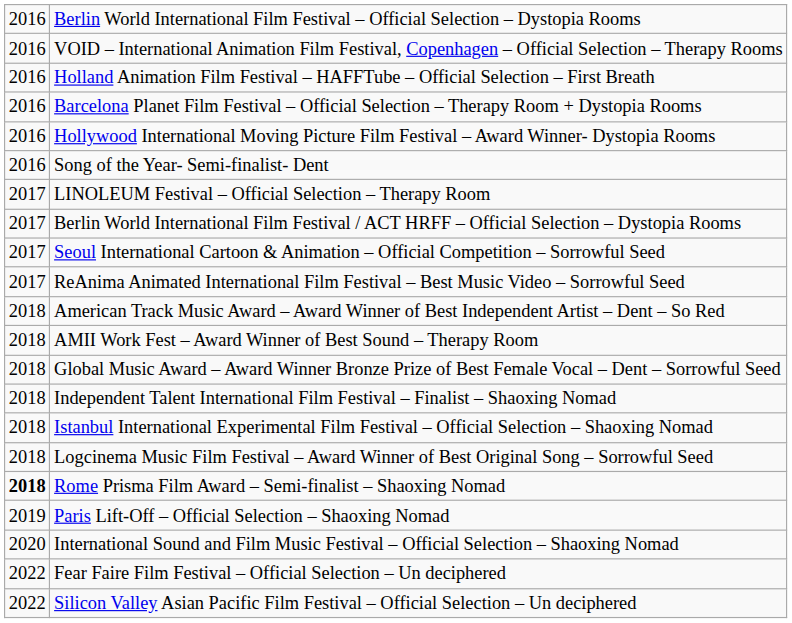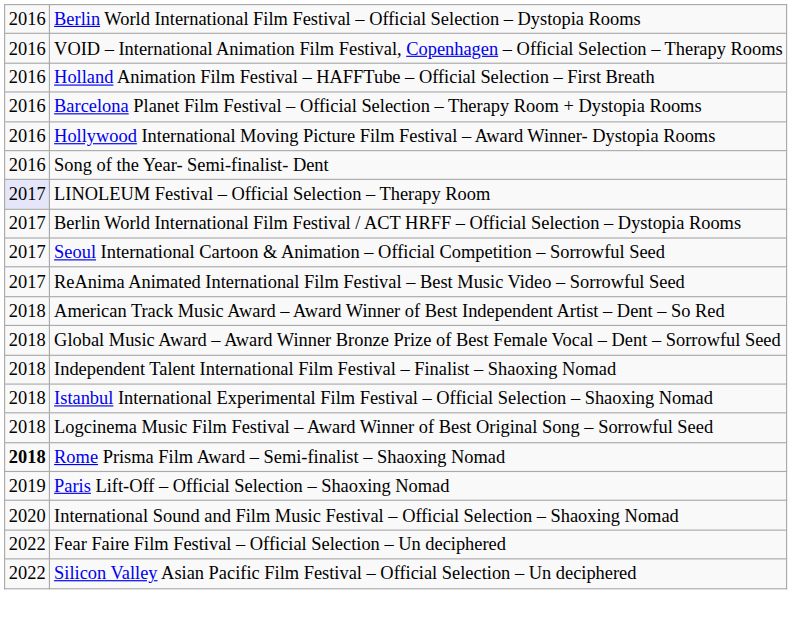(27, 194) no background -> (27, 194) lavender background
- row: (296, 340)
